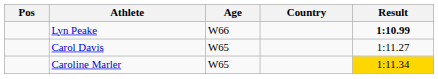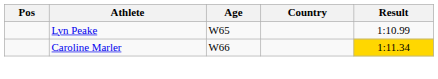(218, 30) W66 -> (219, 30) W65
(393, 30) bold -> (394, 30) normal
- row: (78, 47)
(218, 64) W65 -> (219, 47) W66
